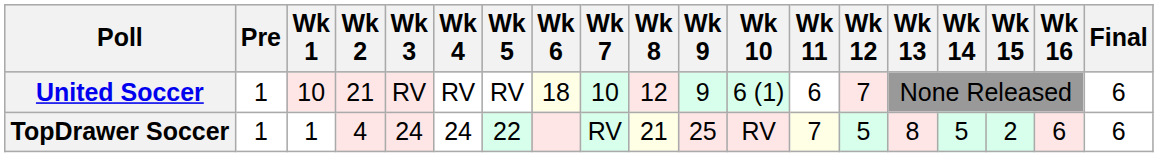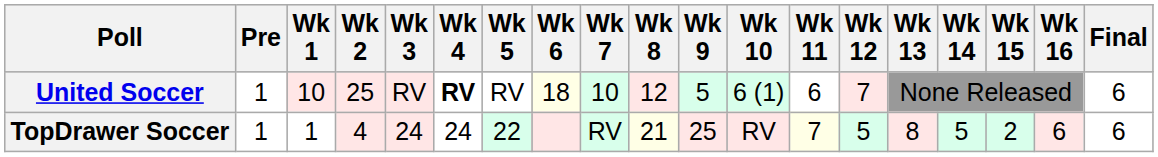(360, 91) 21 -> (360, 91) 25
(458, 91) normal -> (458, 91) bold
(703, 91) 9 -> (703, 91) 5
